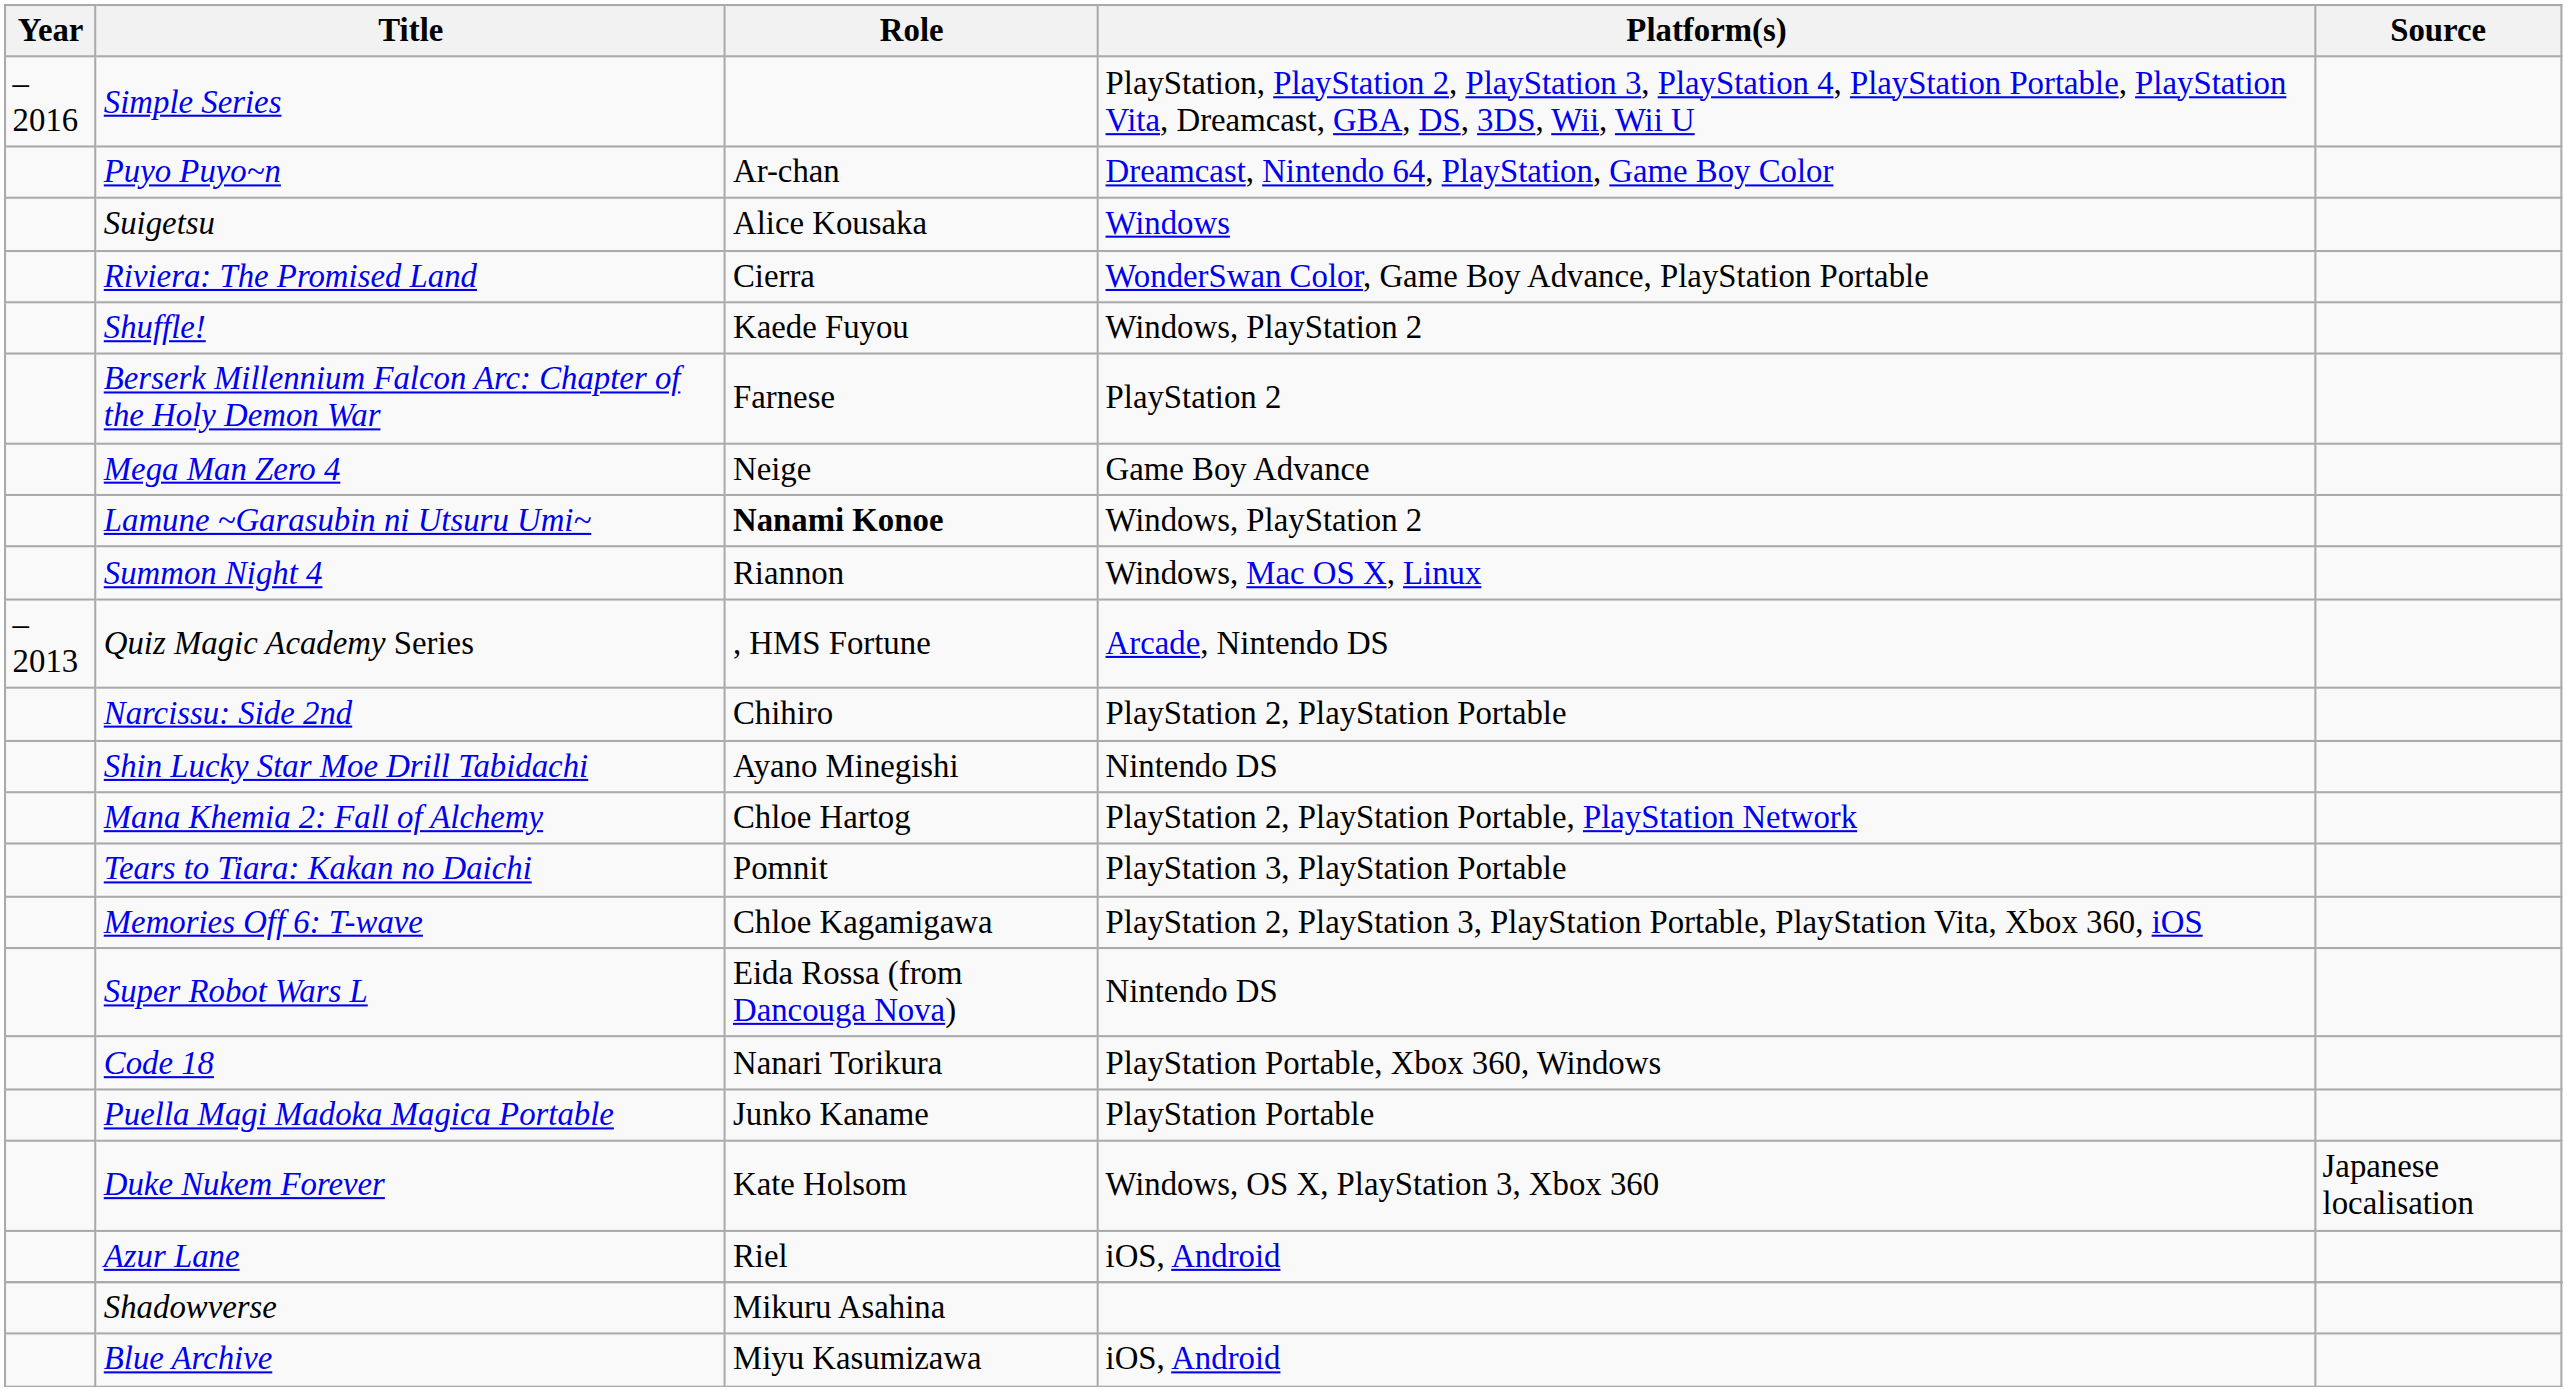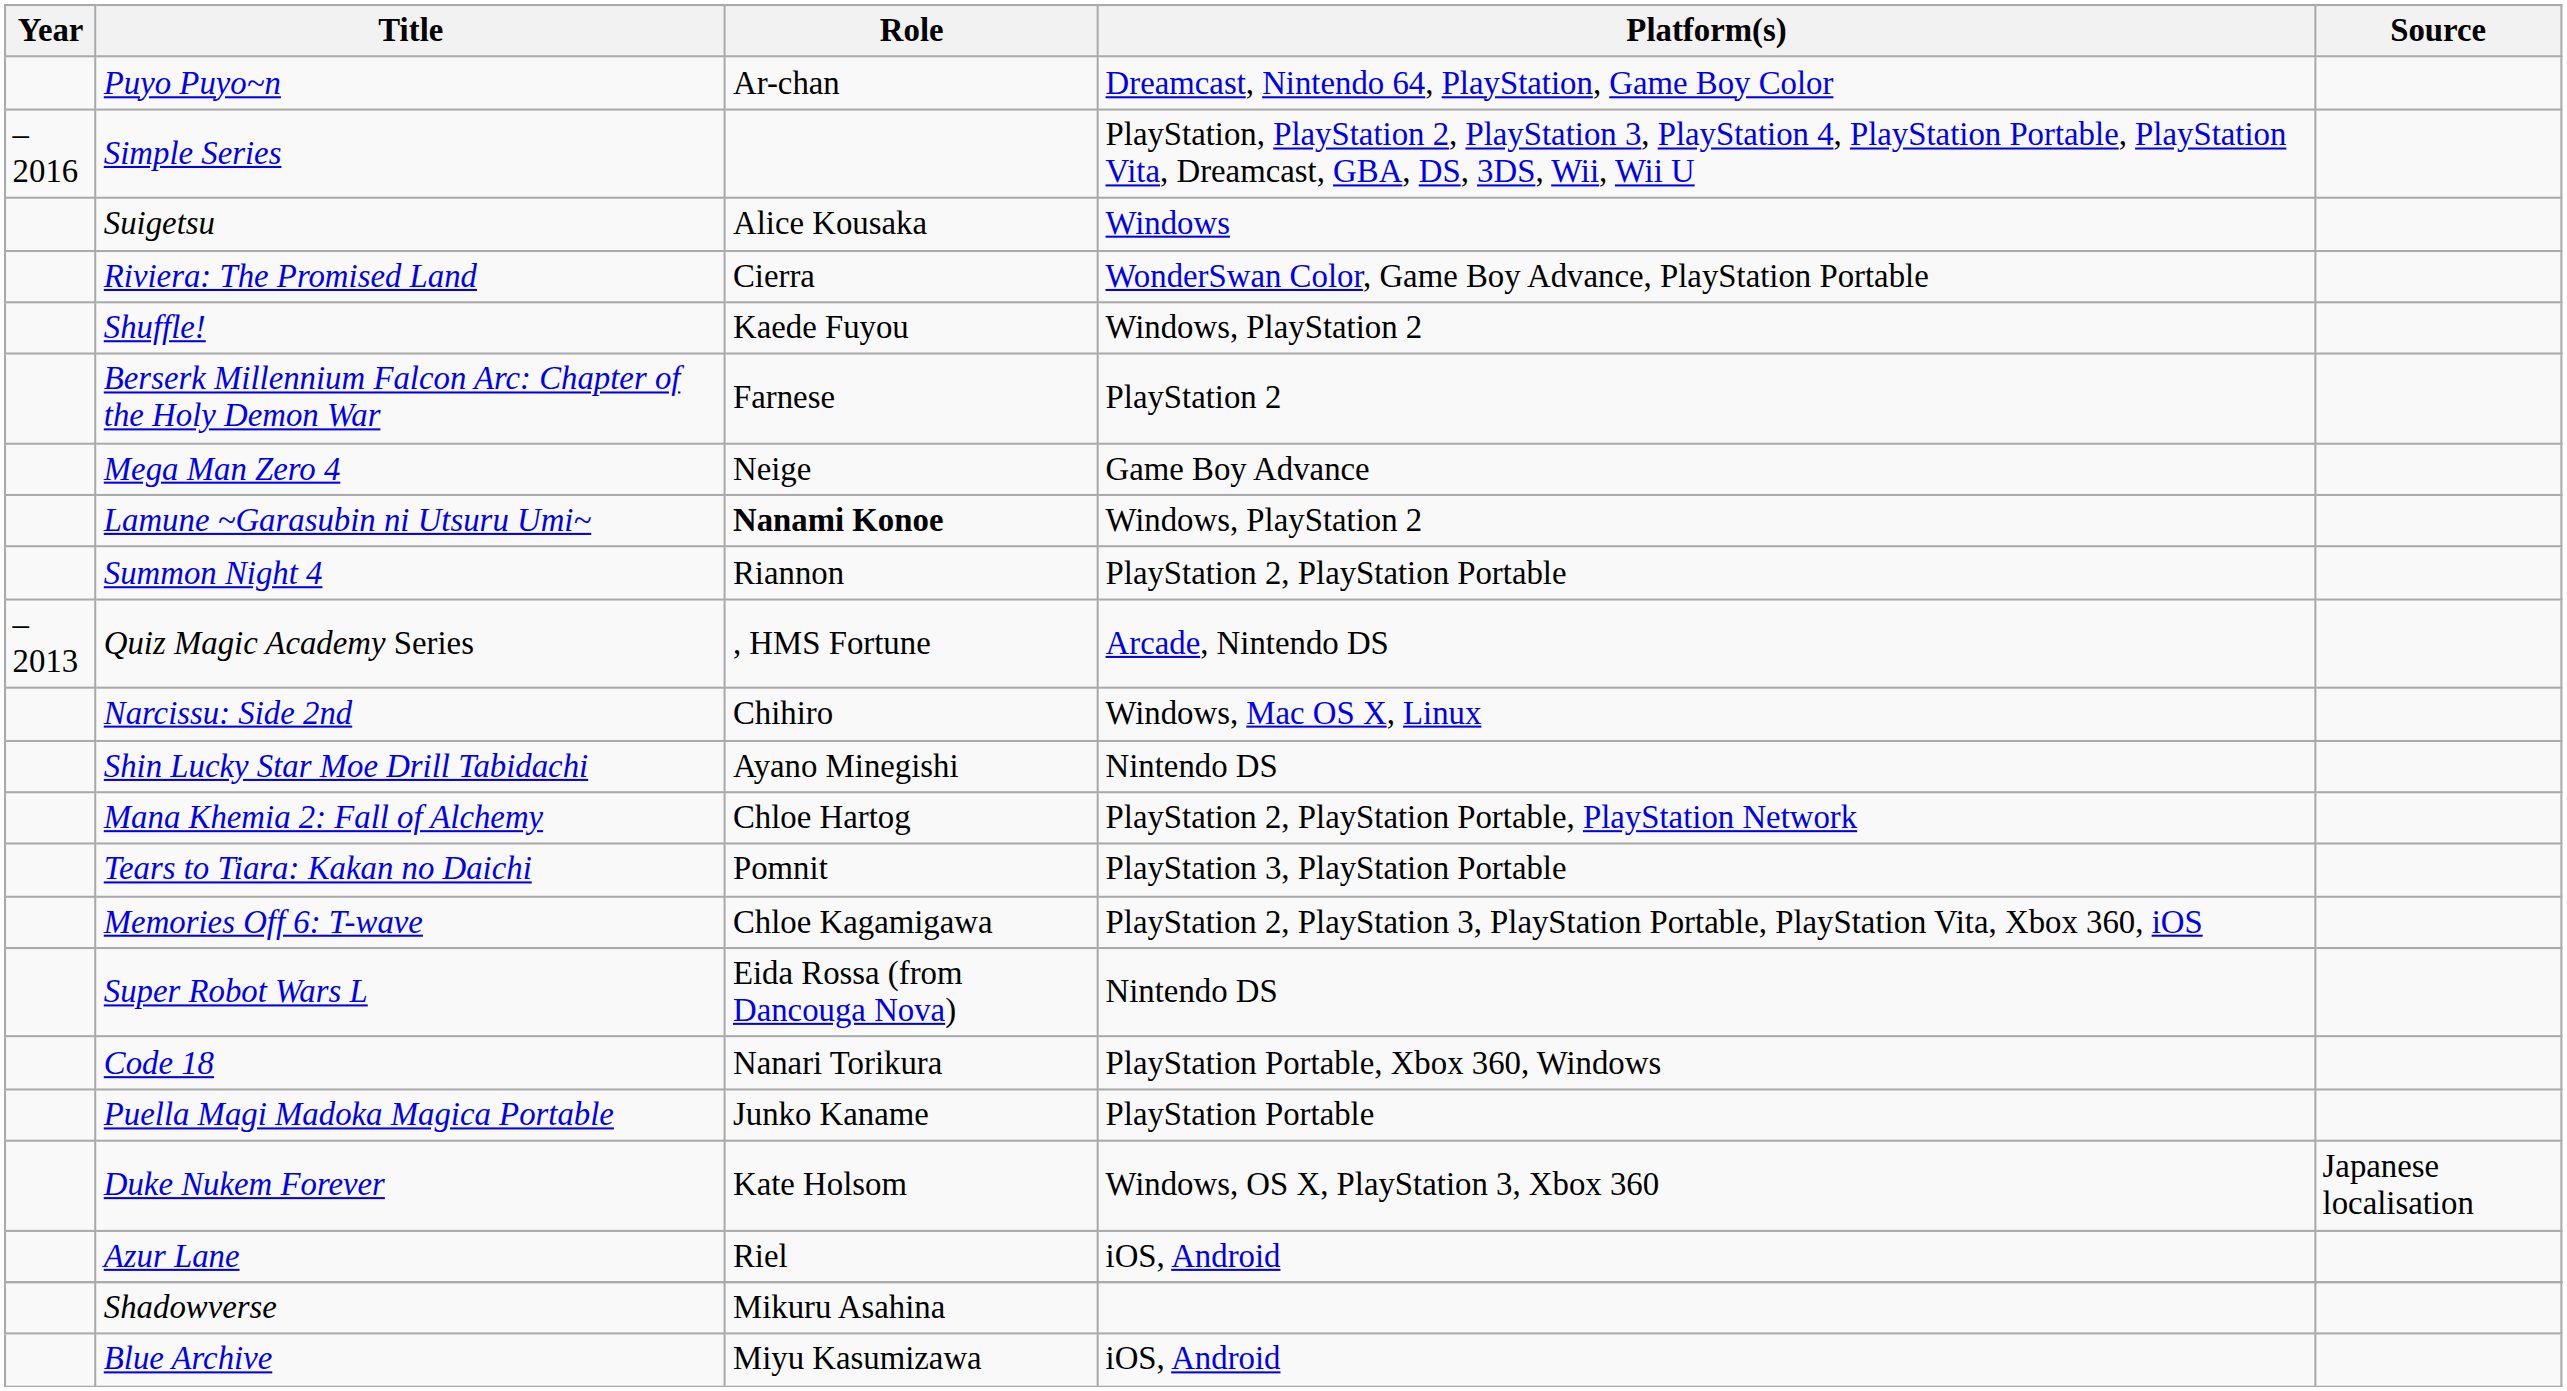rows swapped: (192, 171) <-> (193, 100)
(1293, 572) Windows, Mac OS X, Linux -> (1336, 572) PlayStation 2, PlayStation Portable
(1336, 713) PlayStation 2, PlayStation Portable -> (1293, 713) Windows, Mac OS X, Linux
